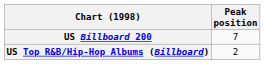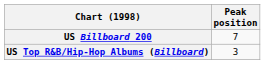(235, 52) 2 -> (235, 52) 3
